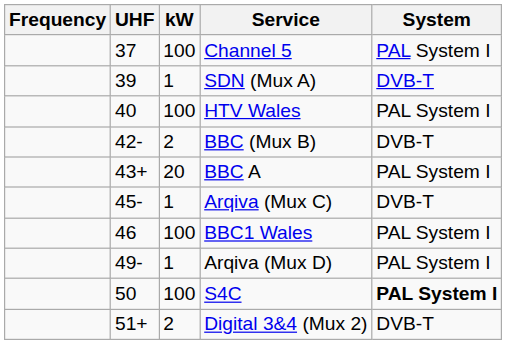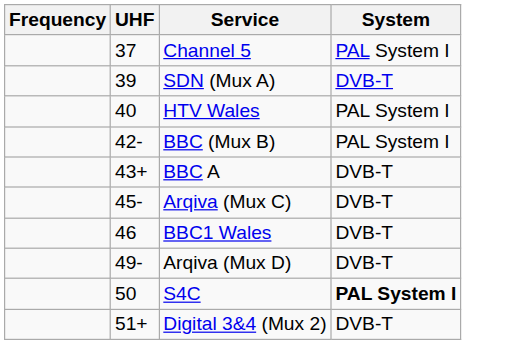- column: (179, 19)
(405, 141) DVB-T -> (392, 141) PAL System I
(433, 171) PAL System I -> (364, 171) DVB-T
(433, 232) PAL System I -> (364, 232) DVB-T
(433, 263) PAL System I -> (364, 263) DVB-T
